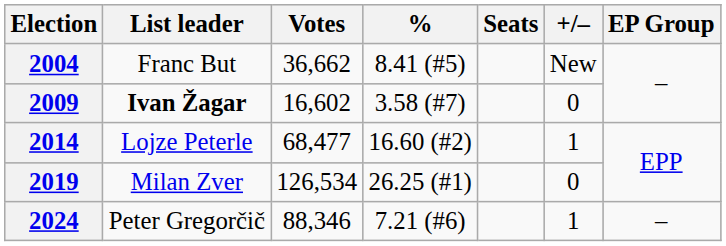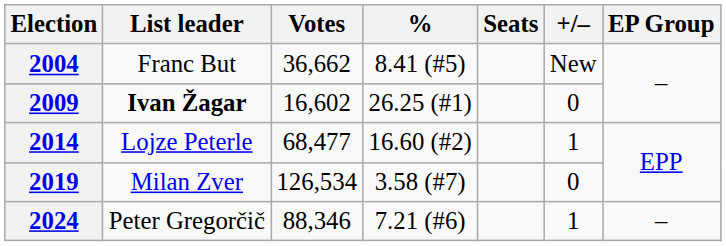(420, 102) 3.58 (#7) -> (420, 102) 26.25 (#1)
(420, 181) 26.25 (#1) -> (420, 181) 3.58 (#7)
